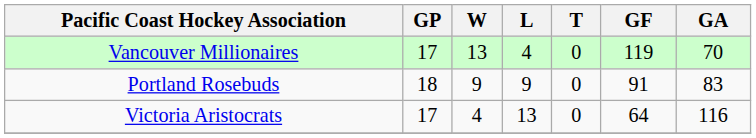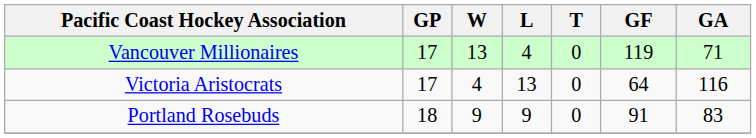(713, 52) 70 -> (713, 52) 71
rows swapped: (203, 84) <-> (203, 116)
